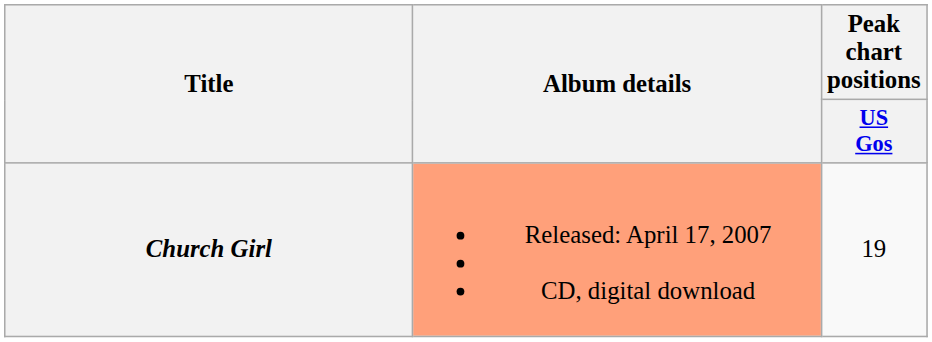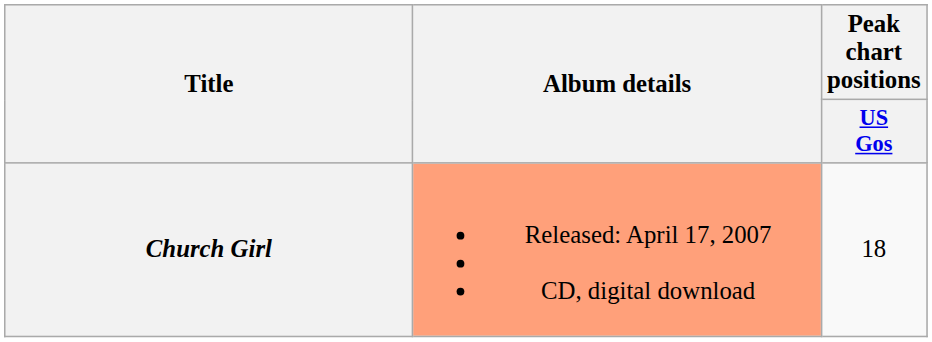(874, 249) 19 -> (874, 249) 18
